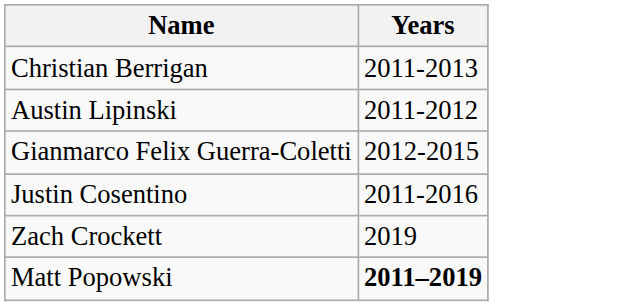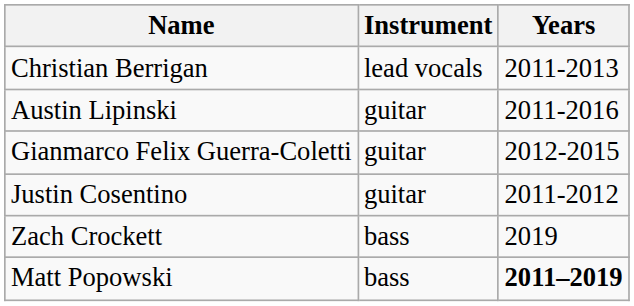+ column: (428, 25)
(421, 109) 2011-2012 -> (562, 109) 2011-2016
(421, 194) 2011-2016 -> (562, 194) 2011-2012
